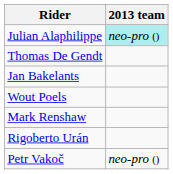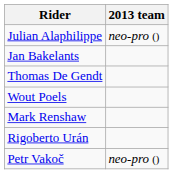(134, 35) paleturquoise background -> (134, 35) no background
rows swapped: (43, 76) <-> (55, 55)
